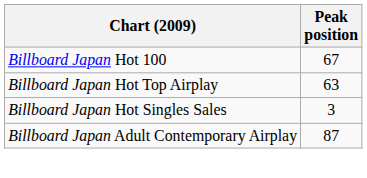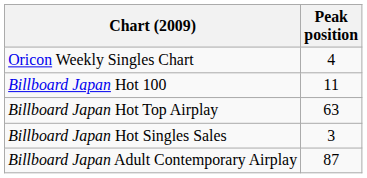+ row: (101, 60)
(331, 60) 67 -> (331, 85) 11
